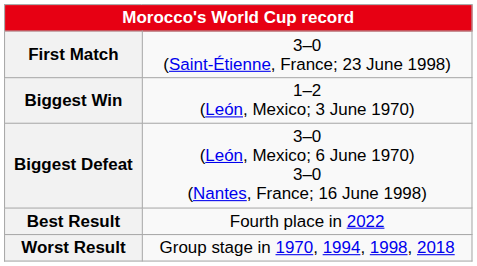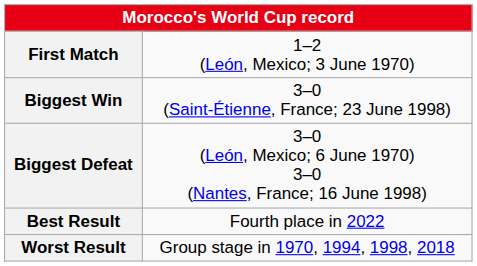(307, 54) 3–0 (Saint-Étienne, France; 23 June 1998) -> (307, 54) 1–2 (León, Mexico; 3 June 1970)
(307, 100) 1–2 (León, Mexico; 3 June 1970) -> (307, 100) 3–0 (Saint-Étienne, France; 23 June 1998)
